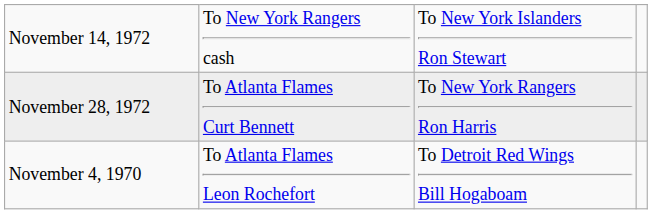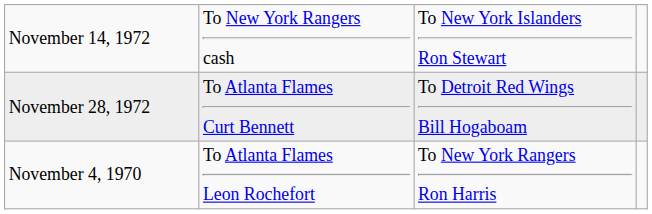(525, 106) To New York Rangers Ron Harris -> (525, 106) To Detroit Red Wings Bill Hogaboam
(525, 174) To Detroit Red Wings Bill Hogaboam -> (525, 174) To New York Rangers Ron Harris
